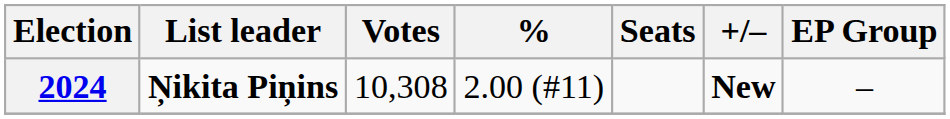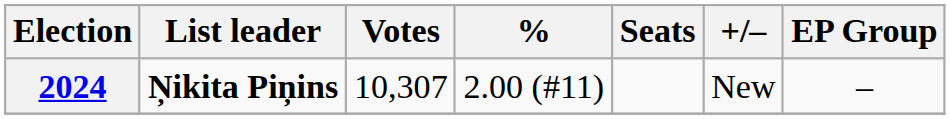(401, 85) 10,308 -> (401, 85) 10,307
(743, 85) bold -> (743, 85) normal
